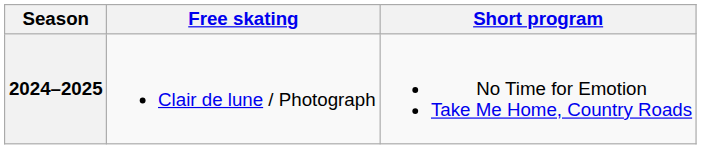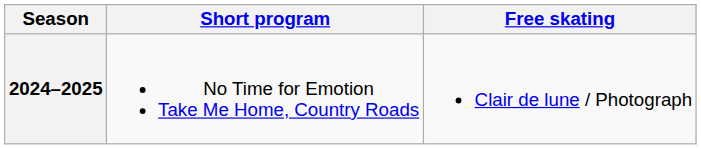columns swapped: (538, 19) <-> (243, 19)
